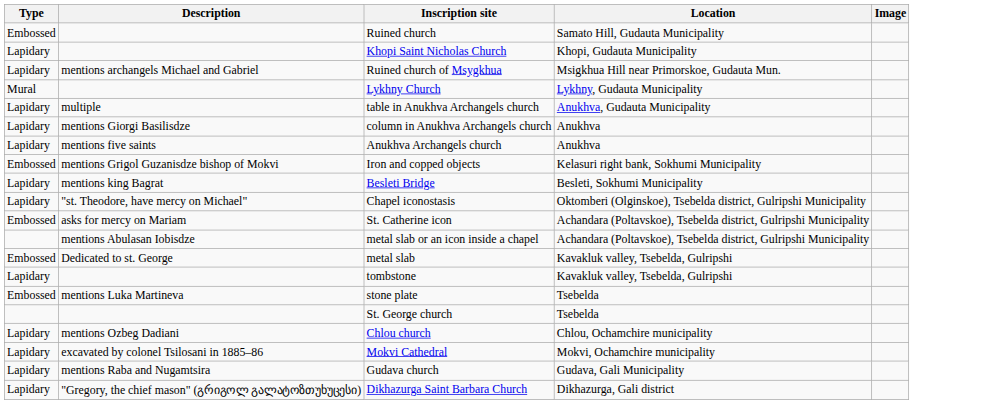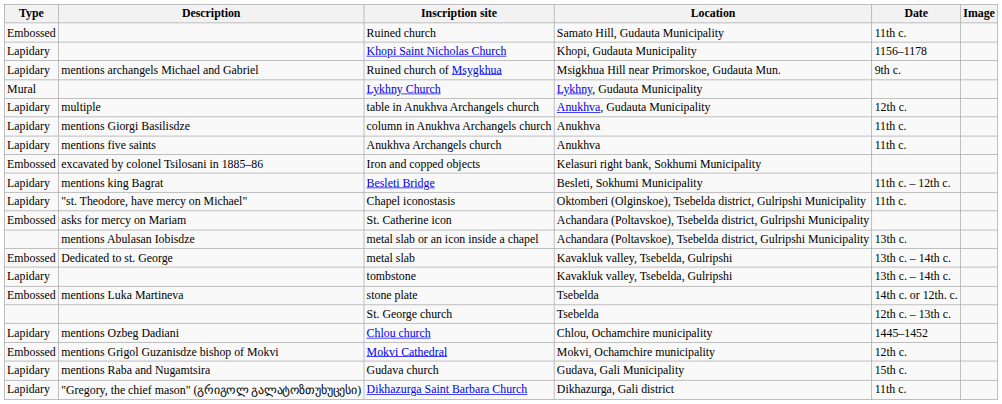+ column: (916, 13)
(170, 164) mentions Grigol Guzanisdze bishop of Mokvi -> (162, 164) excavated by colonel Tsilosani in 1885–86
(28, 351) Lapidary -> (31, 351) Embossed
(162, 351) excavated by colonel Tsilosani in 1885–86 -> (170, 351) mentions Grigol Guzanisdze bishop of Mokvi
